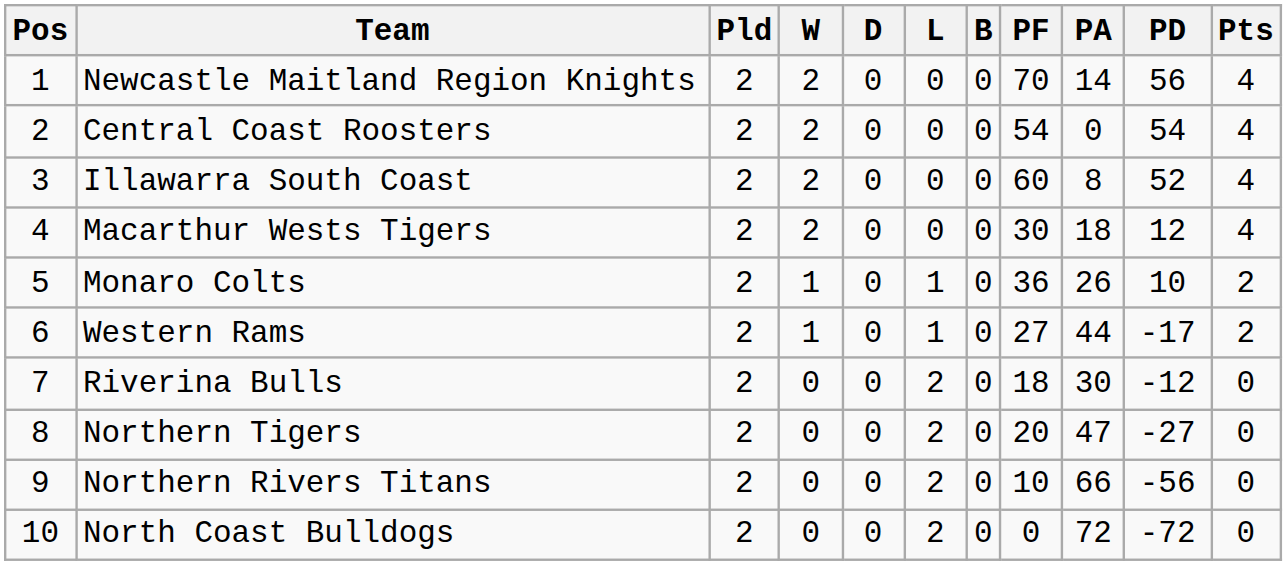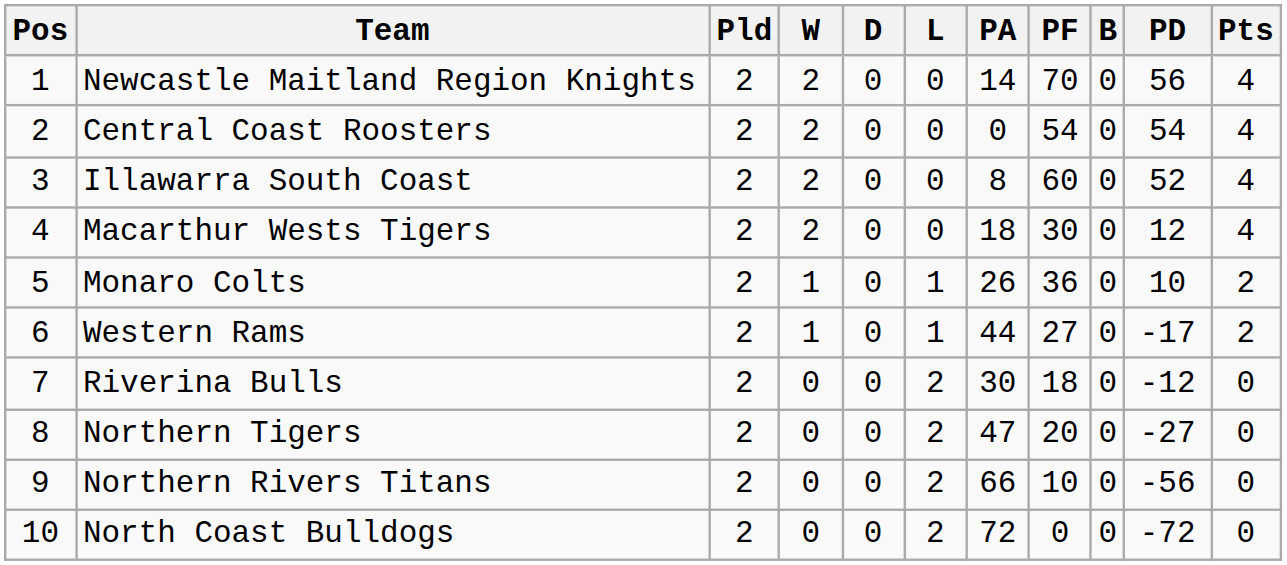columns swapped: (983, 30) <-> (1093, 30)
